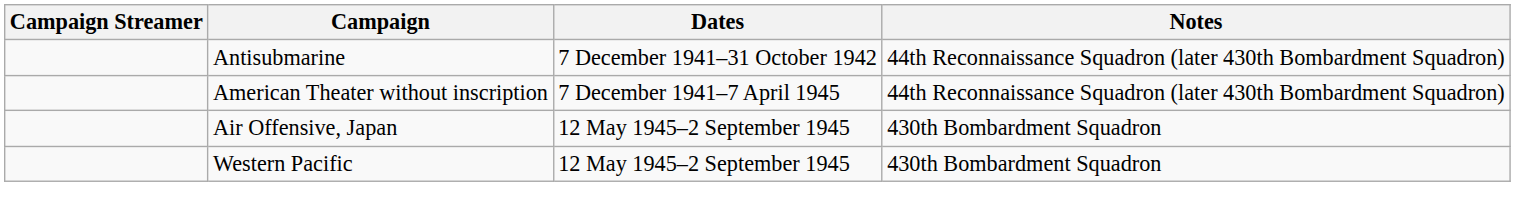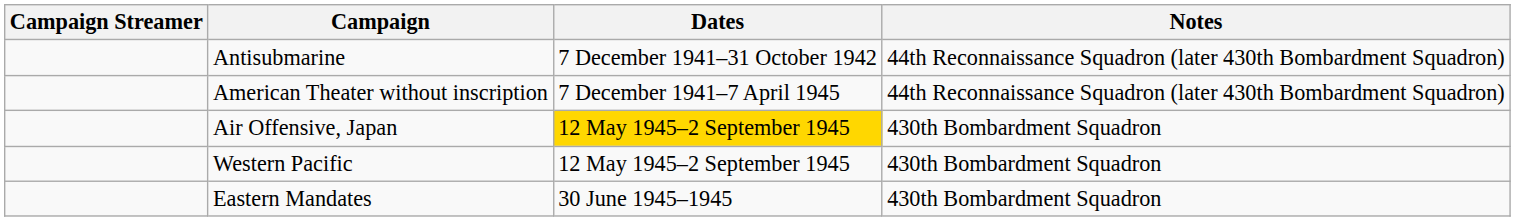(704, 127) no background -> (704, 127) gold background
+ row: (292, 198)
